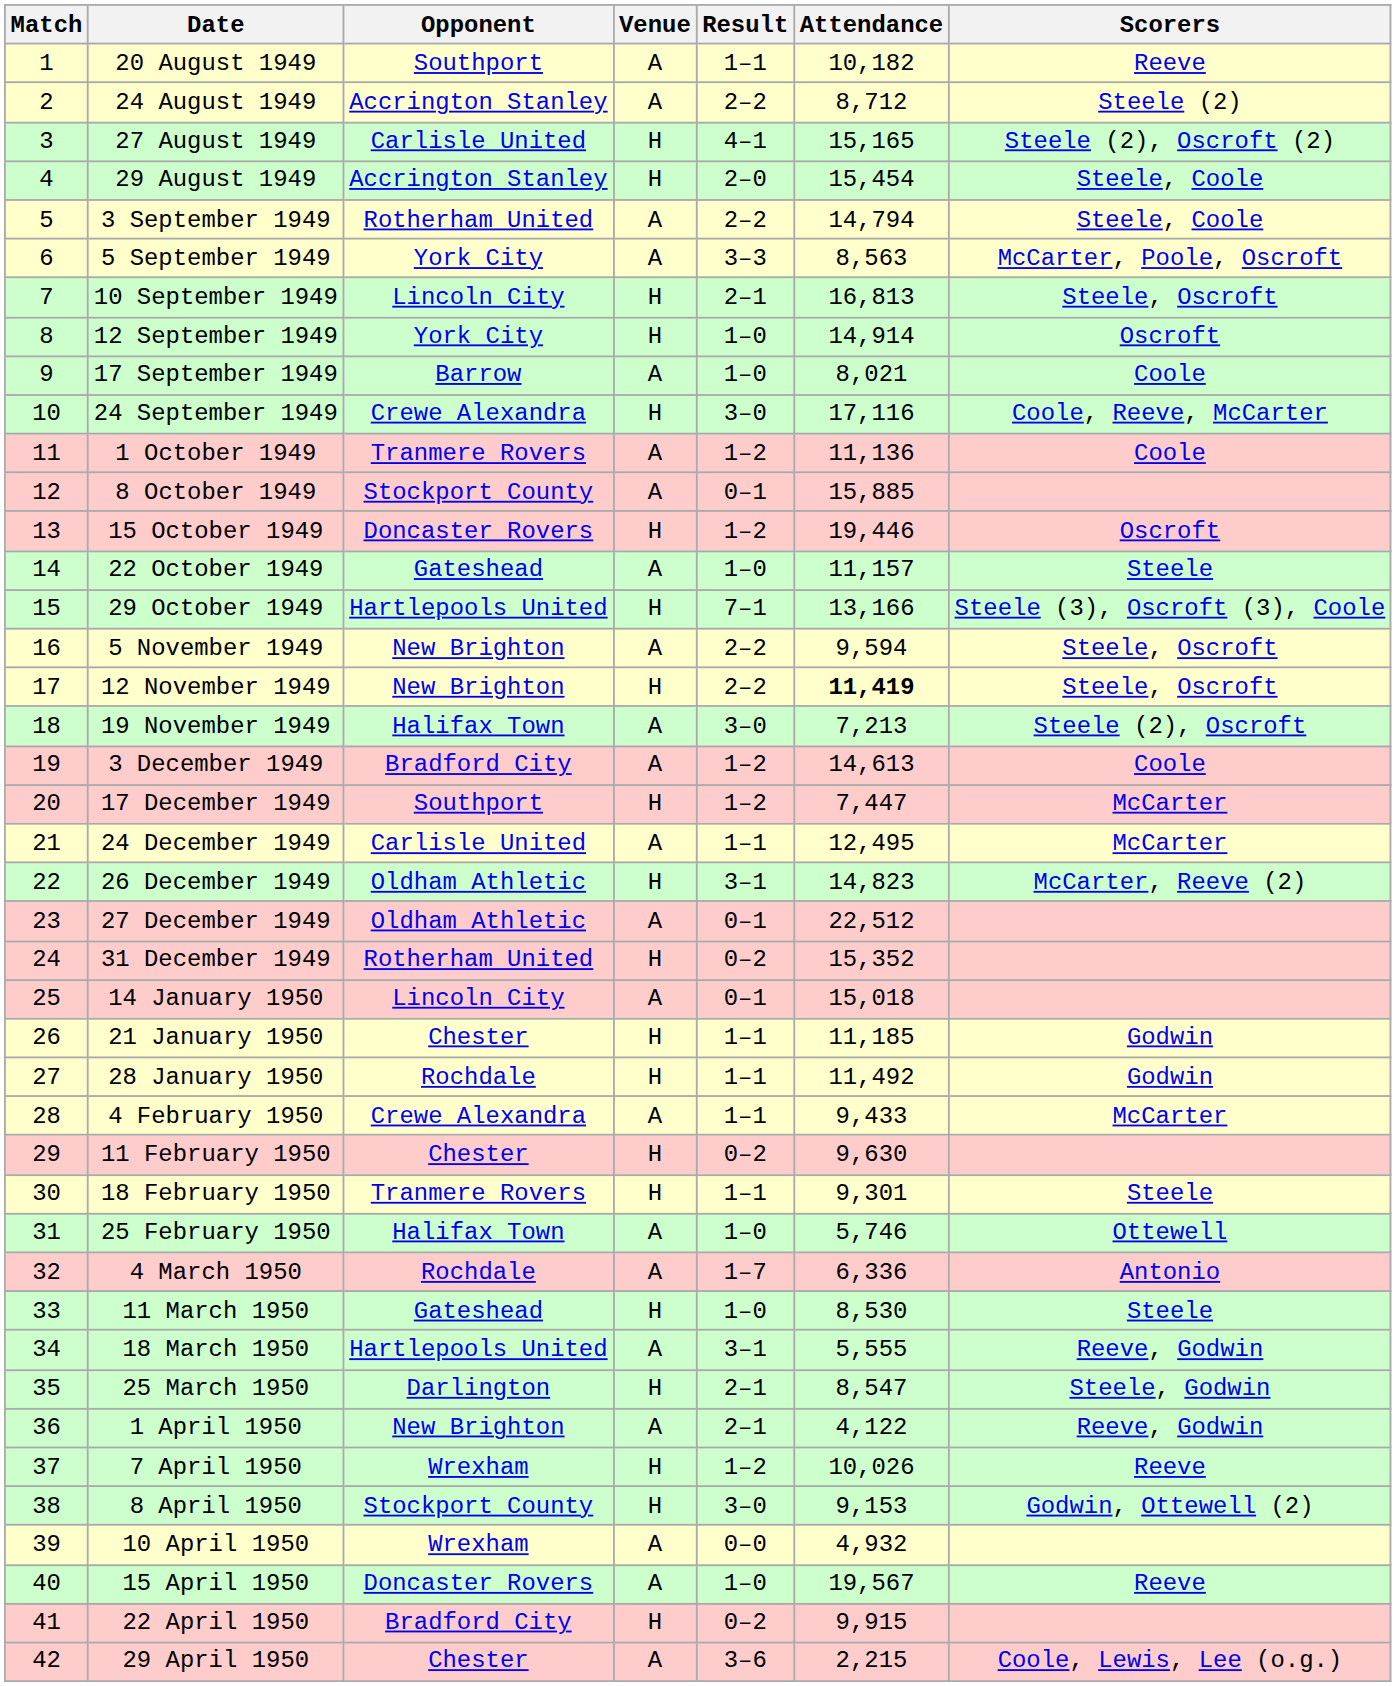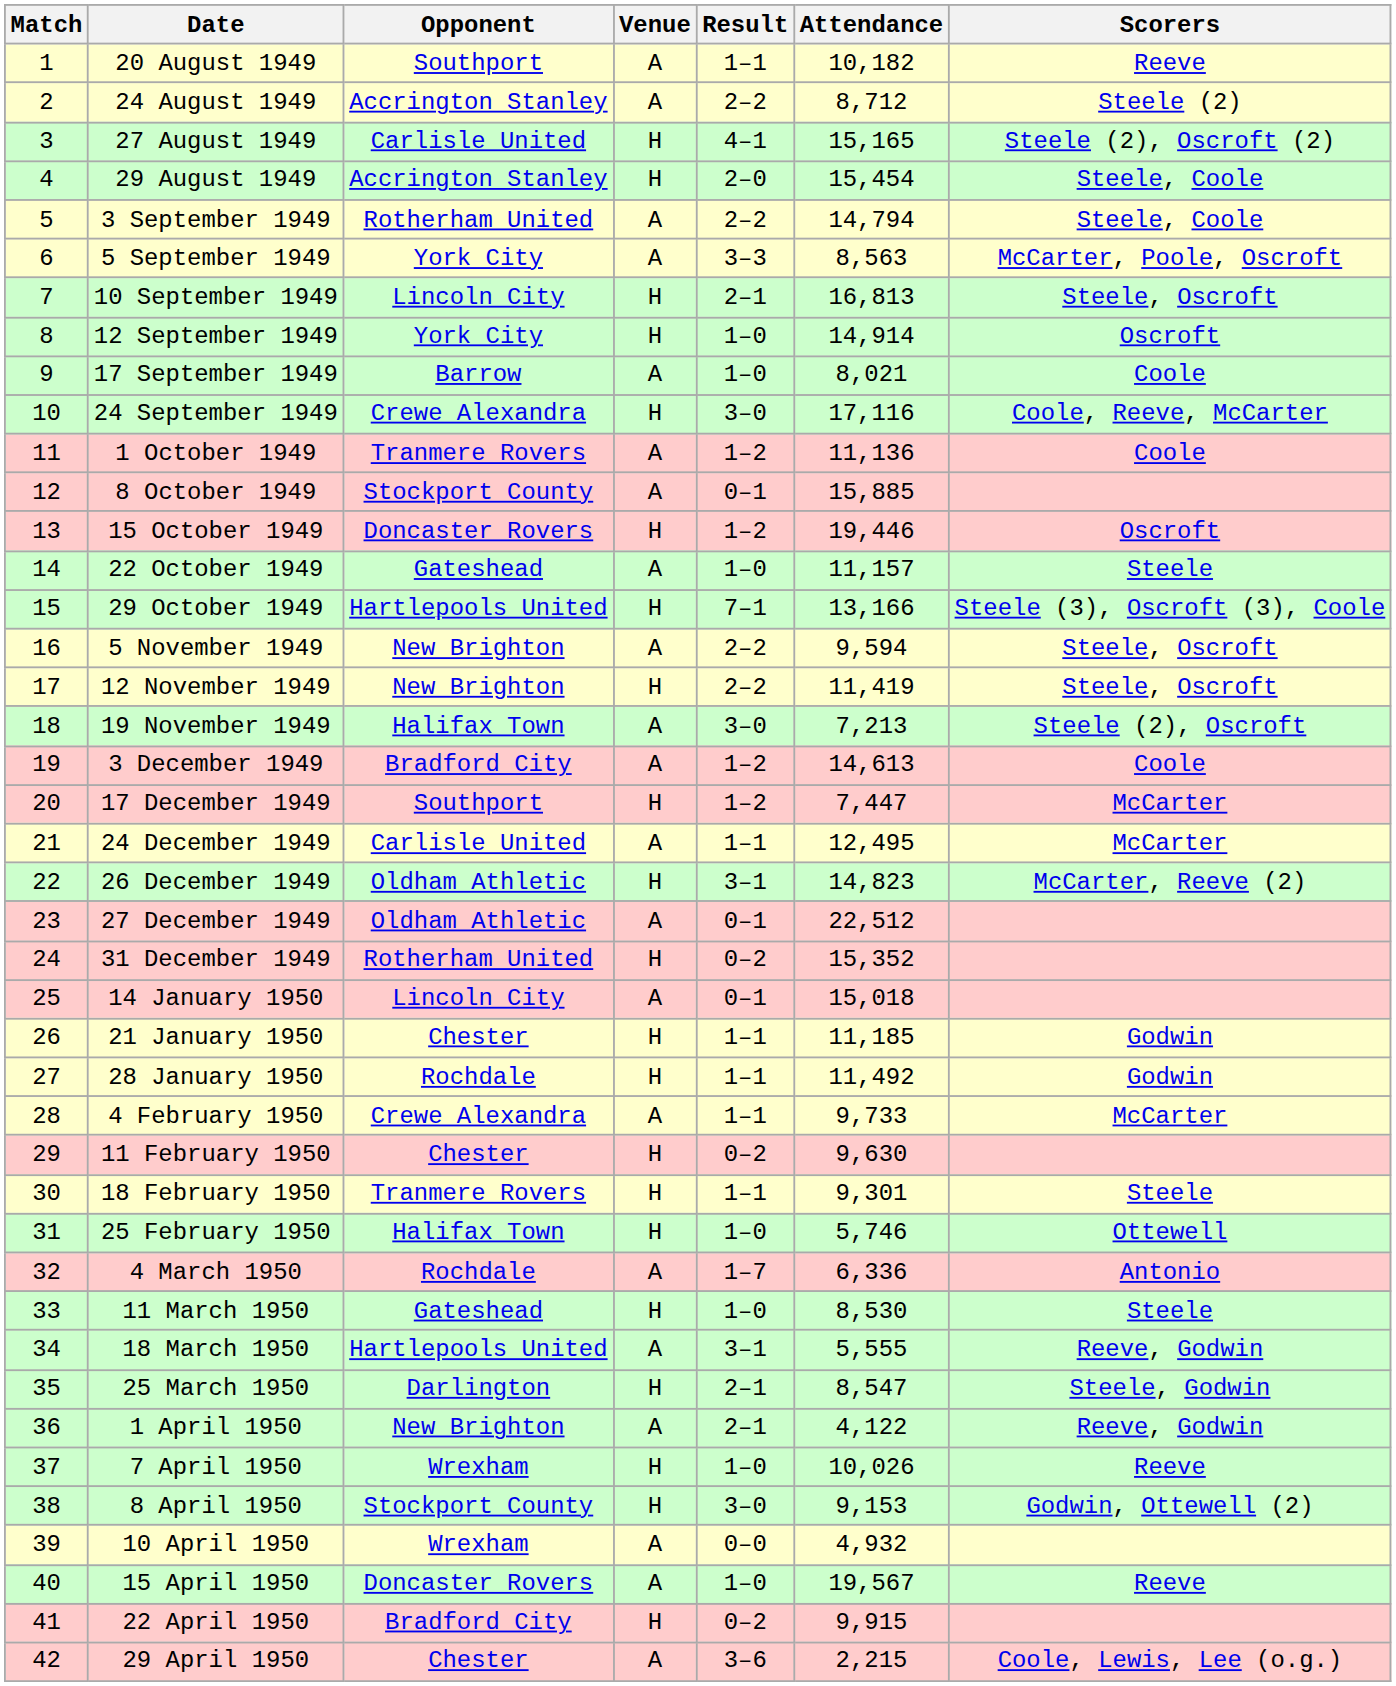(871, 687) bold -> (871, 687) normal
(871, 1116) 9,433 -> (871, 1116) 9,733
(655, 1233) A -> (655, 1233) H
(745, 1467) 1–2 -> (745, 1467) 1–0
